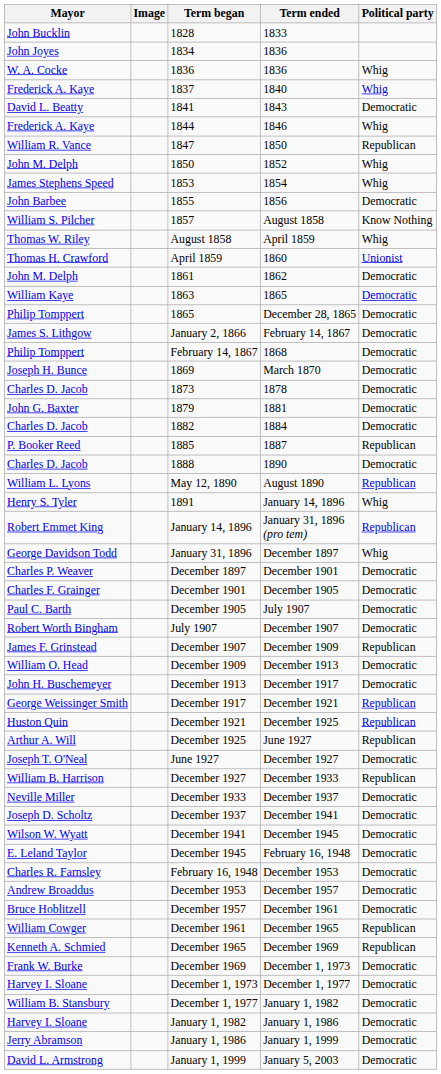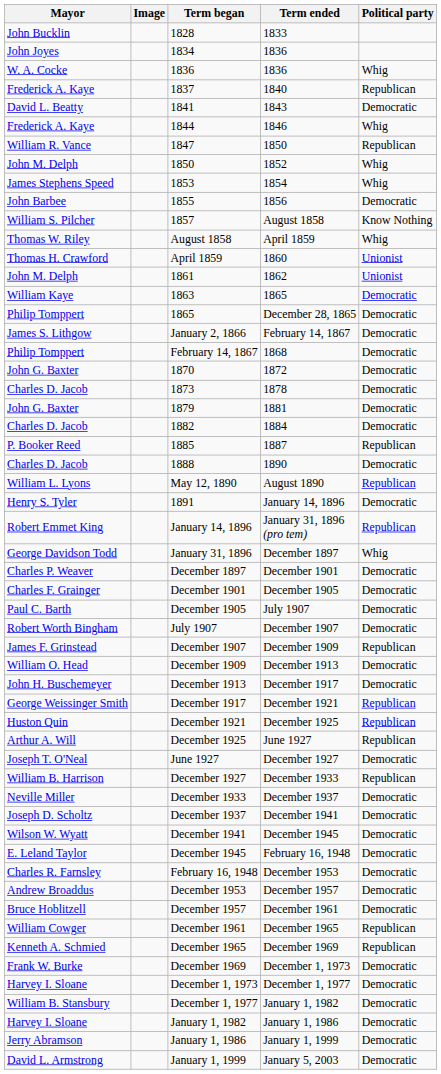(375, 88) Whig -> (389, 88) Republican
(389, 276) Democratic -> (382, 276) Unionist
- row: (182, 370)
+ row: (182, 370)
(375, 502) Whig -> (389, 502) Democratic
